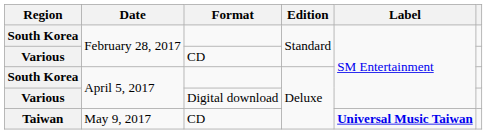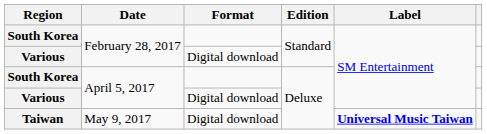(196, 56) CD -> (233, 56) Digital download
(196, 118) CD -> (233, 118) Digital download
